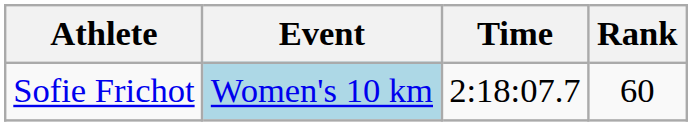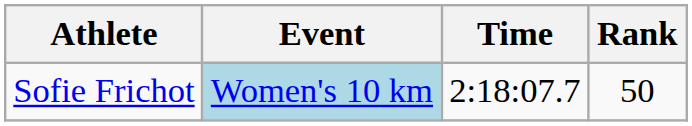(637, 90) 60 -> (637, 90) 50
